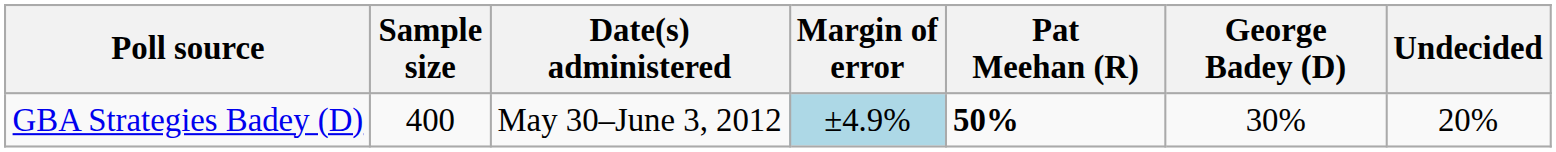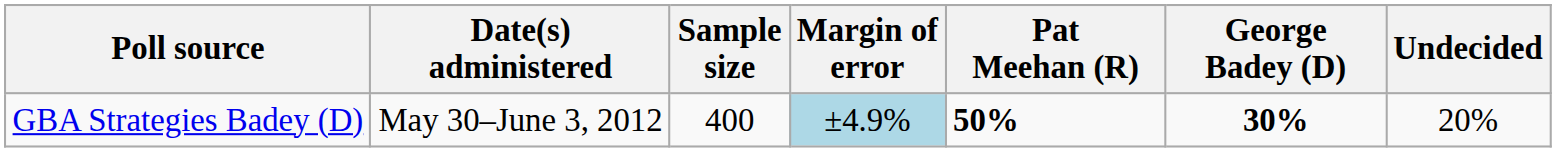columns swapped: (640, 48) <-> (430, 48)
(1276, 119) normal -> (1276, 119) bold
